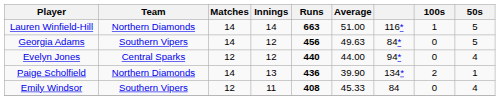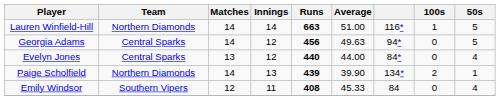(153, 42) Southern Vipers -> (153, 42) Central Sparks
(394, 42) 84* -> (394, 42) 94*
(230, 57) 12 -> (230, 57) 13
(394, 57) 94* -> (394, 57) 84*
(312, 73) 436 -> (312, 73) 439
